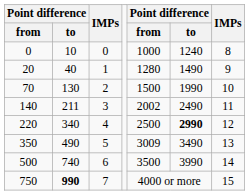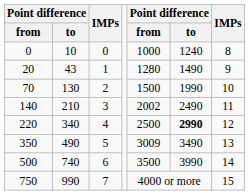(71, 69) 40 -> (71, 69) 43
(71, 106) 211 -> (71, 106) 210
(71, 180) bold -> (71, 180) normal
